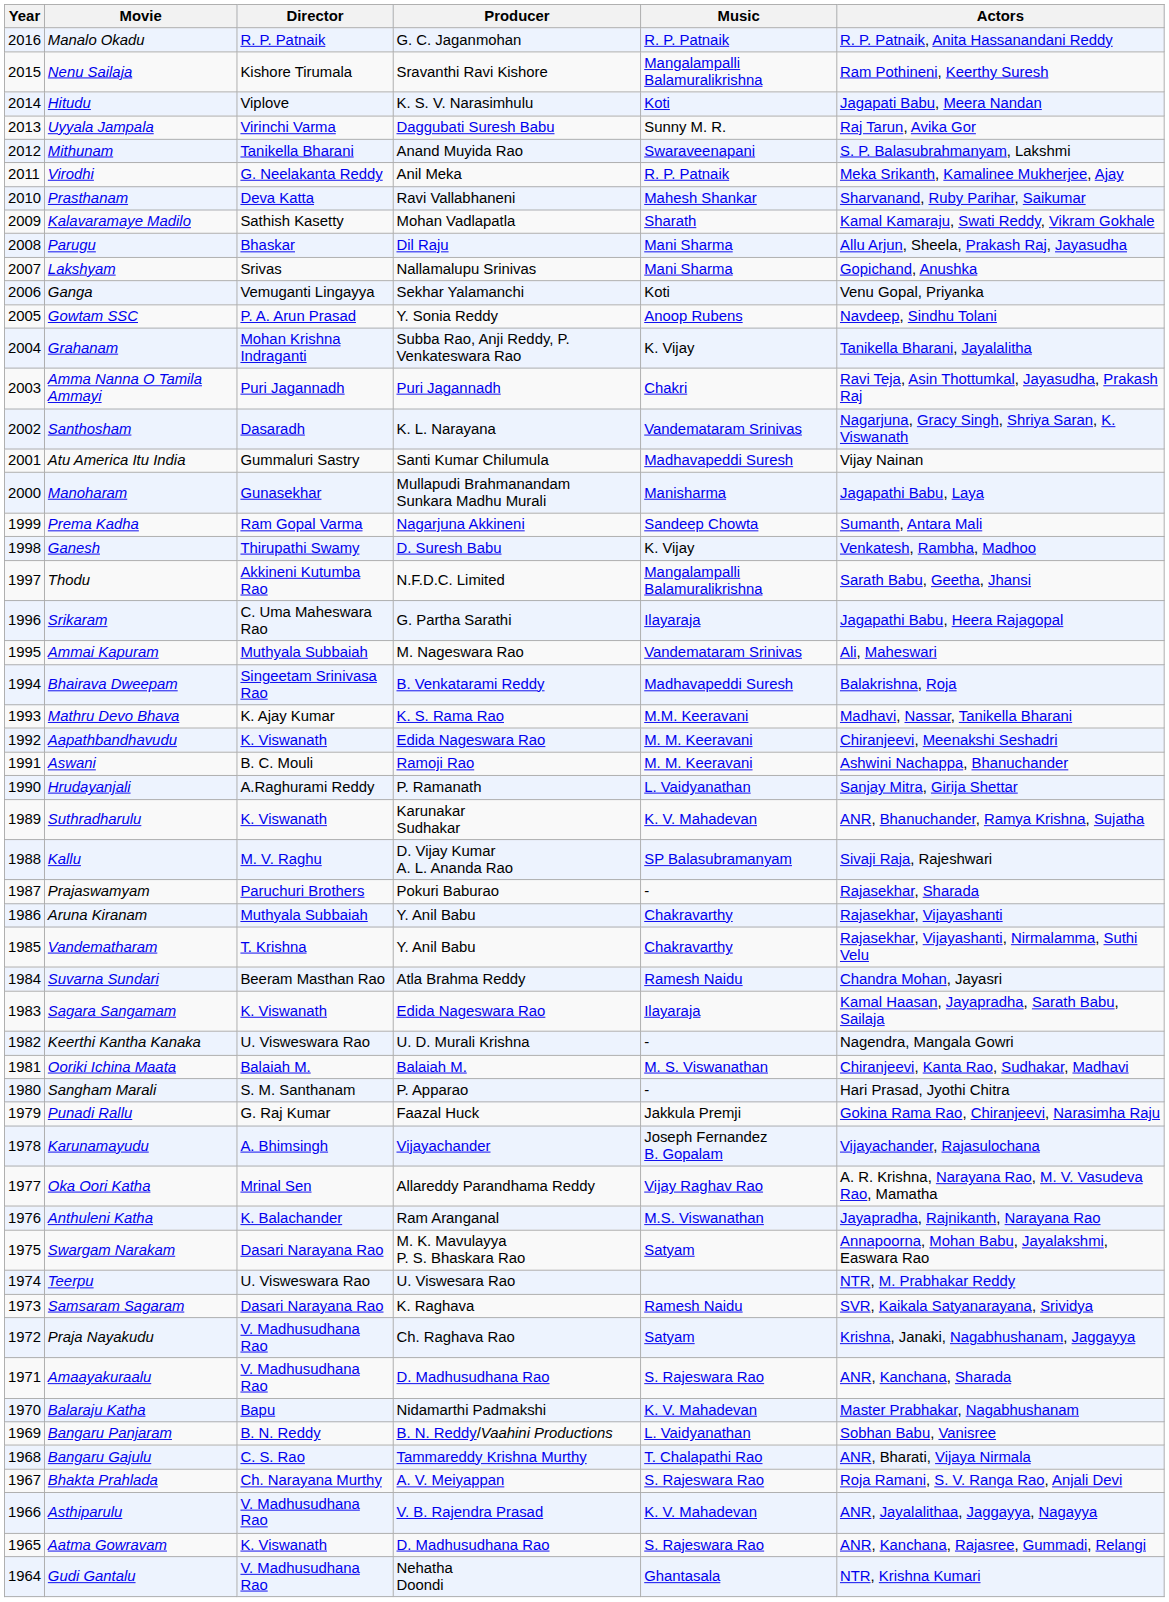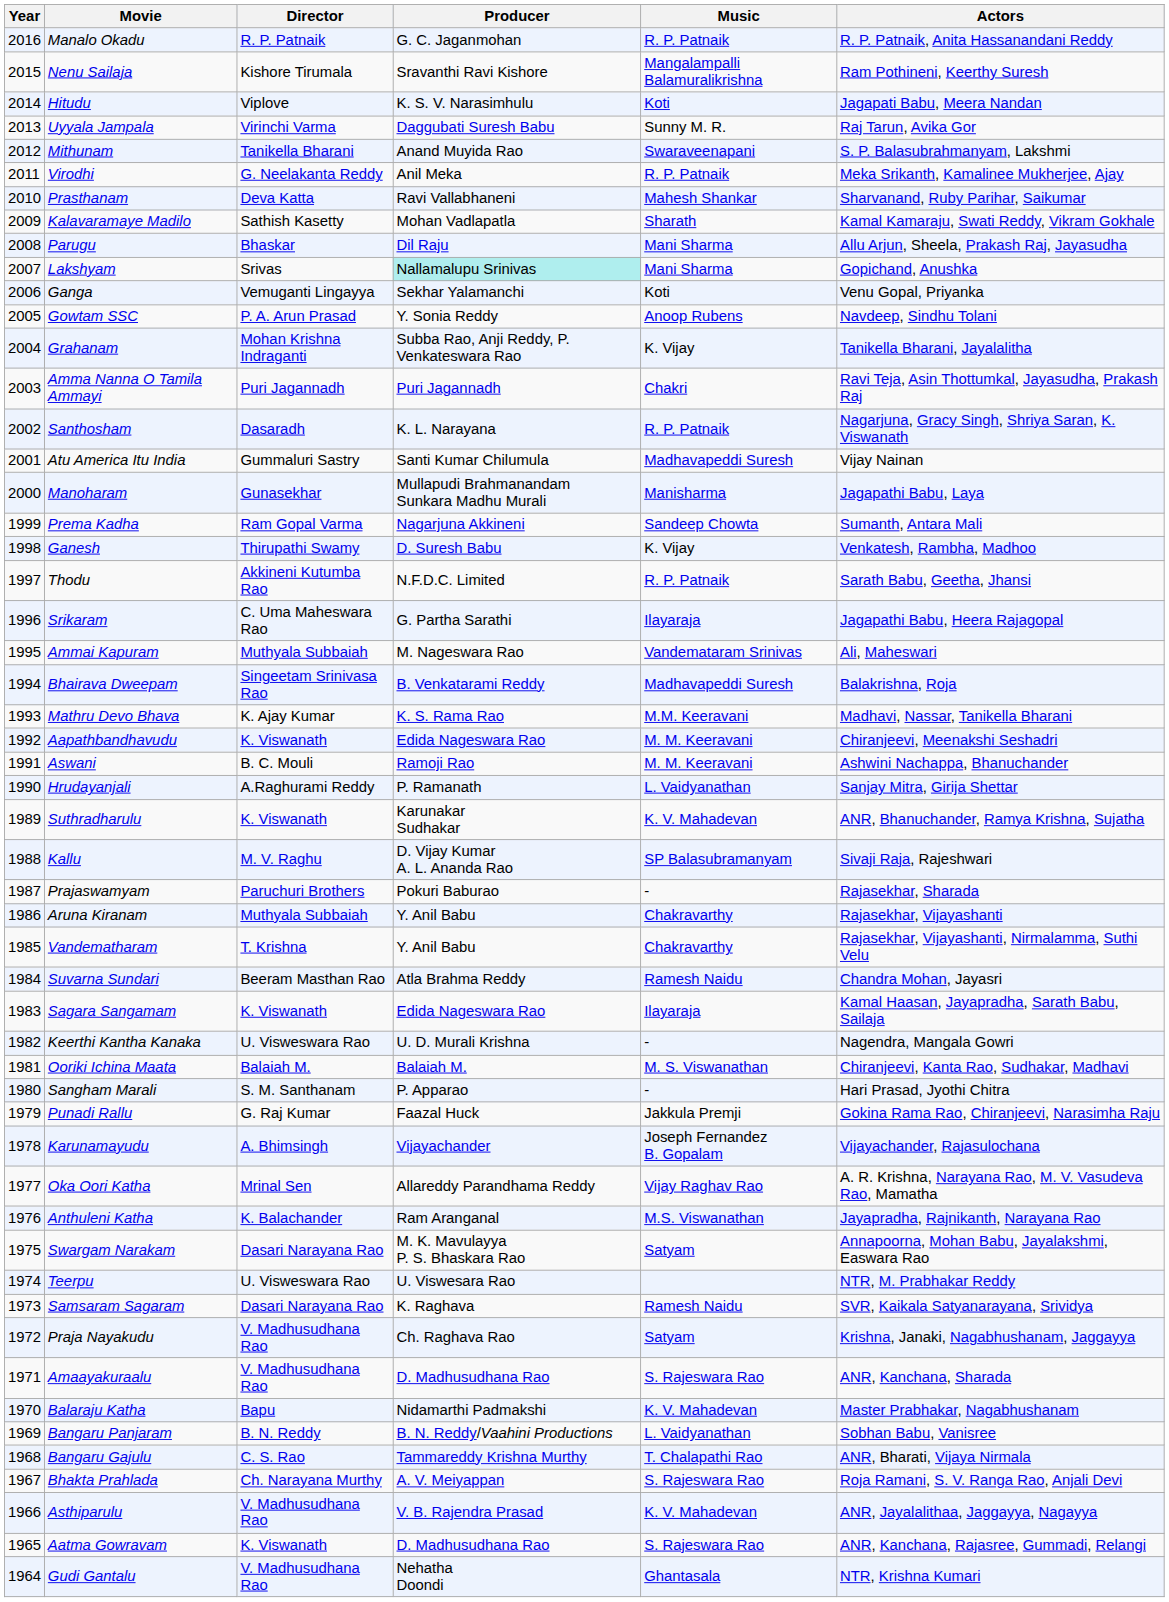(466, 269) no background -> (466, 269) paleturquoise background
(723, 428) Vandemataram Srinivas -> (687, 428) R. P. Patnaik
(703, 580) Mangalampalli Balamuralikrishna -> (687, 580) R. P. Patnaik
